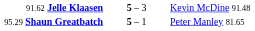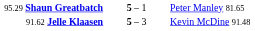rows swapped: (65, 8) <-> (54, 21)
